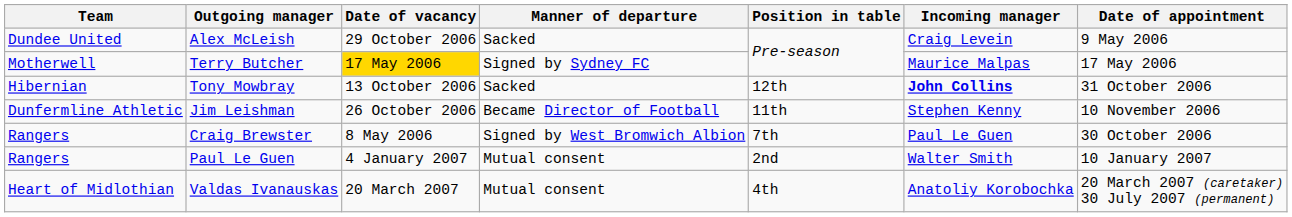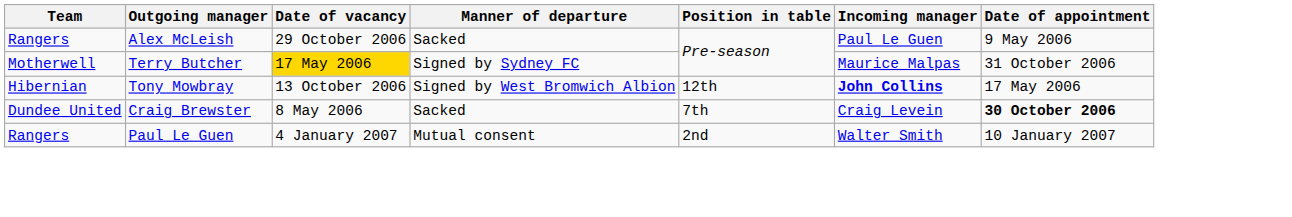(65, 40) Dundee United -> (39, 40) Rangers
(960, 40) Craig Levein -> (890, 40) Paul Le Guen
(1129, 64) 17 May 2006 -> (1050, 64) 31 October 2006
(509, 88) Sacked -> (544, 88) Signed by West Bromwich Albion
(1146, 88) 31 October 2006 -> (1033, 88) 17 May 2006
- row: (242, 111)
(39, 135) Rangers -> (65, 111) Dundee United
(614, 135) Signed by West Bromwich Albion -> (440, 111) Sacked
(960, 135) Paul Le Guen -> (890, 111) Craig Levein
(1146, 135) normal -> (1050, 111) bold
- row: (264, 191)
